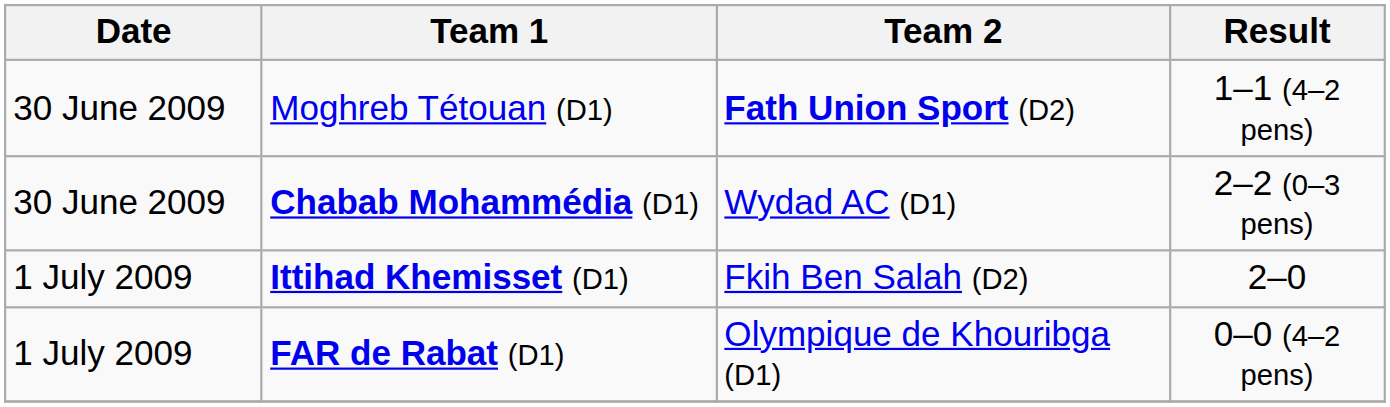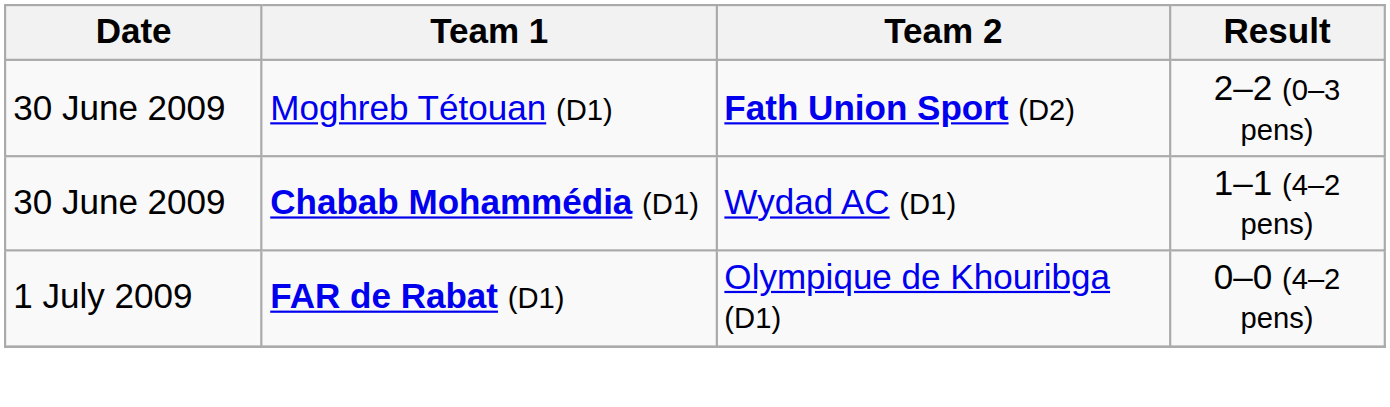(1277, 107) 1–1 (4–2 pens) -> (1277, 107) 2–2 (0–3 pens)
(1277, 202) 2–2 (0–3 pens) -> (1277, 202) 1–1 (4–2 pens)
- row: (450, 277)
